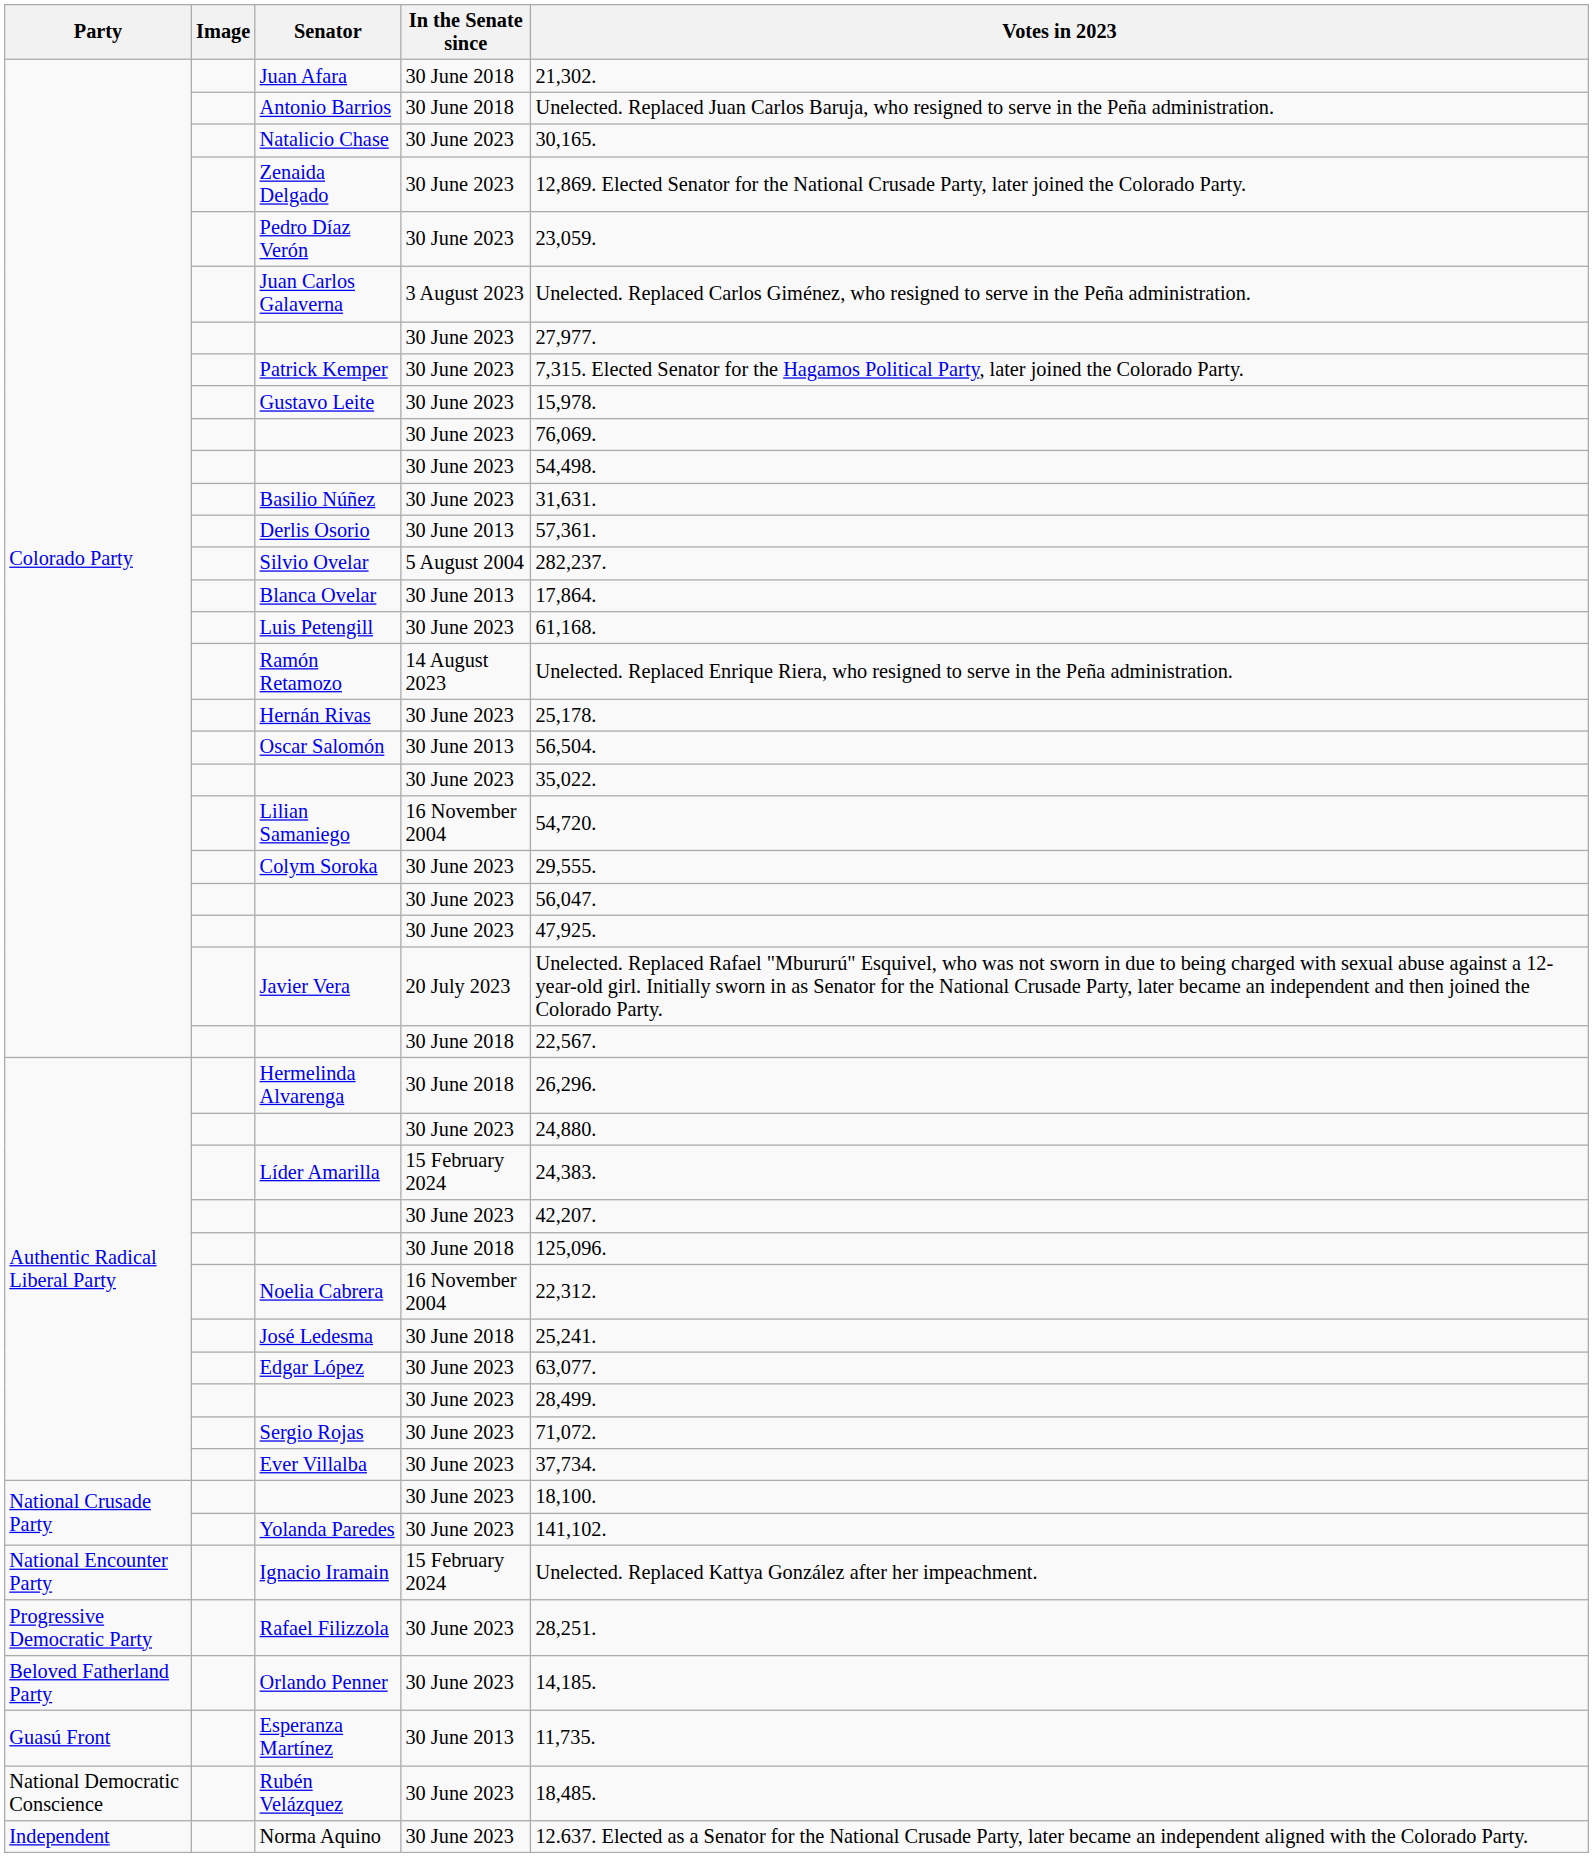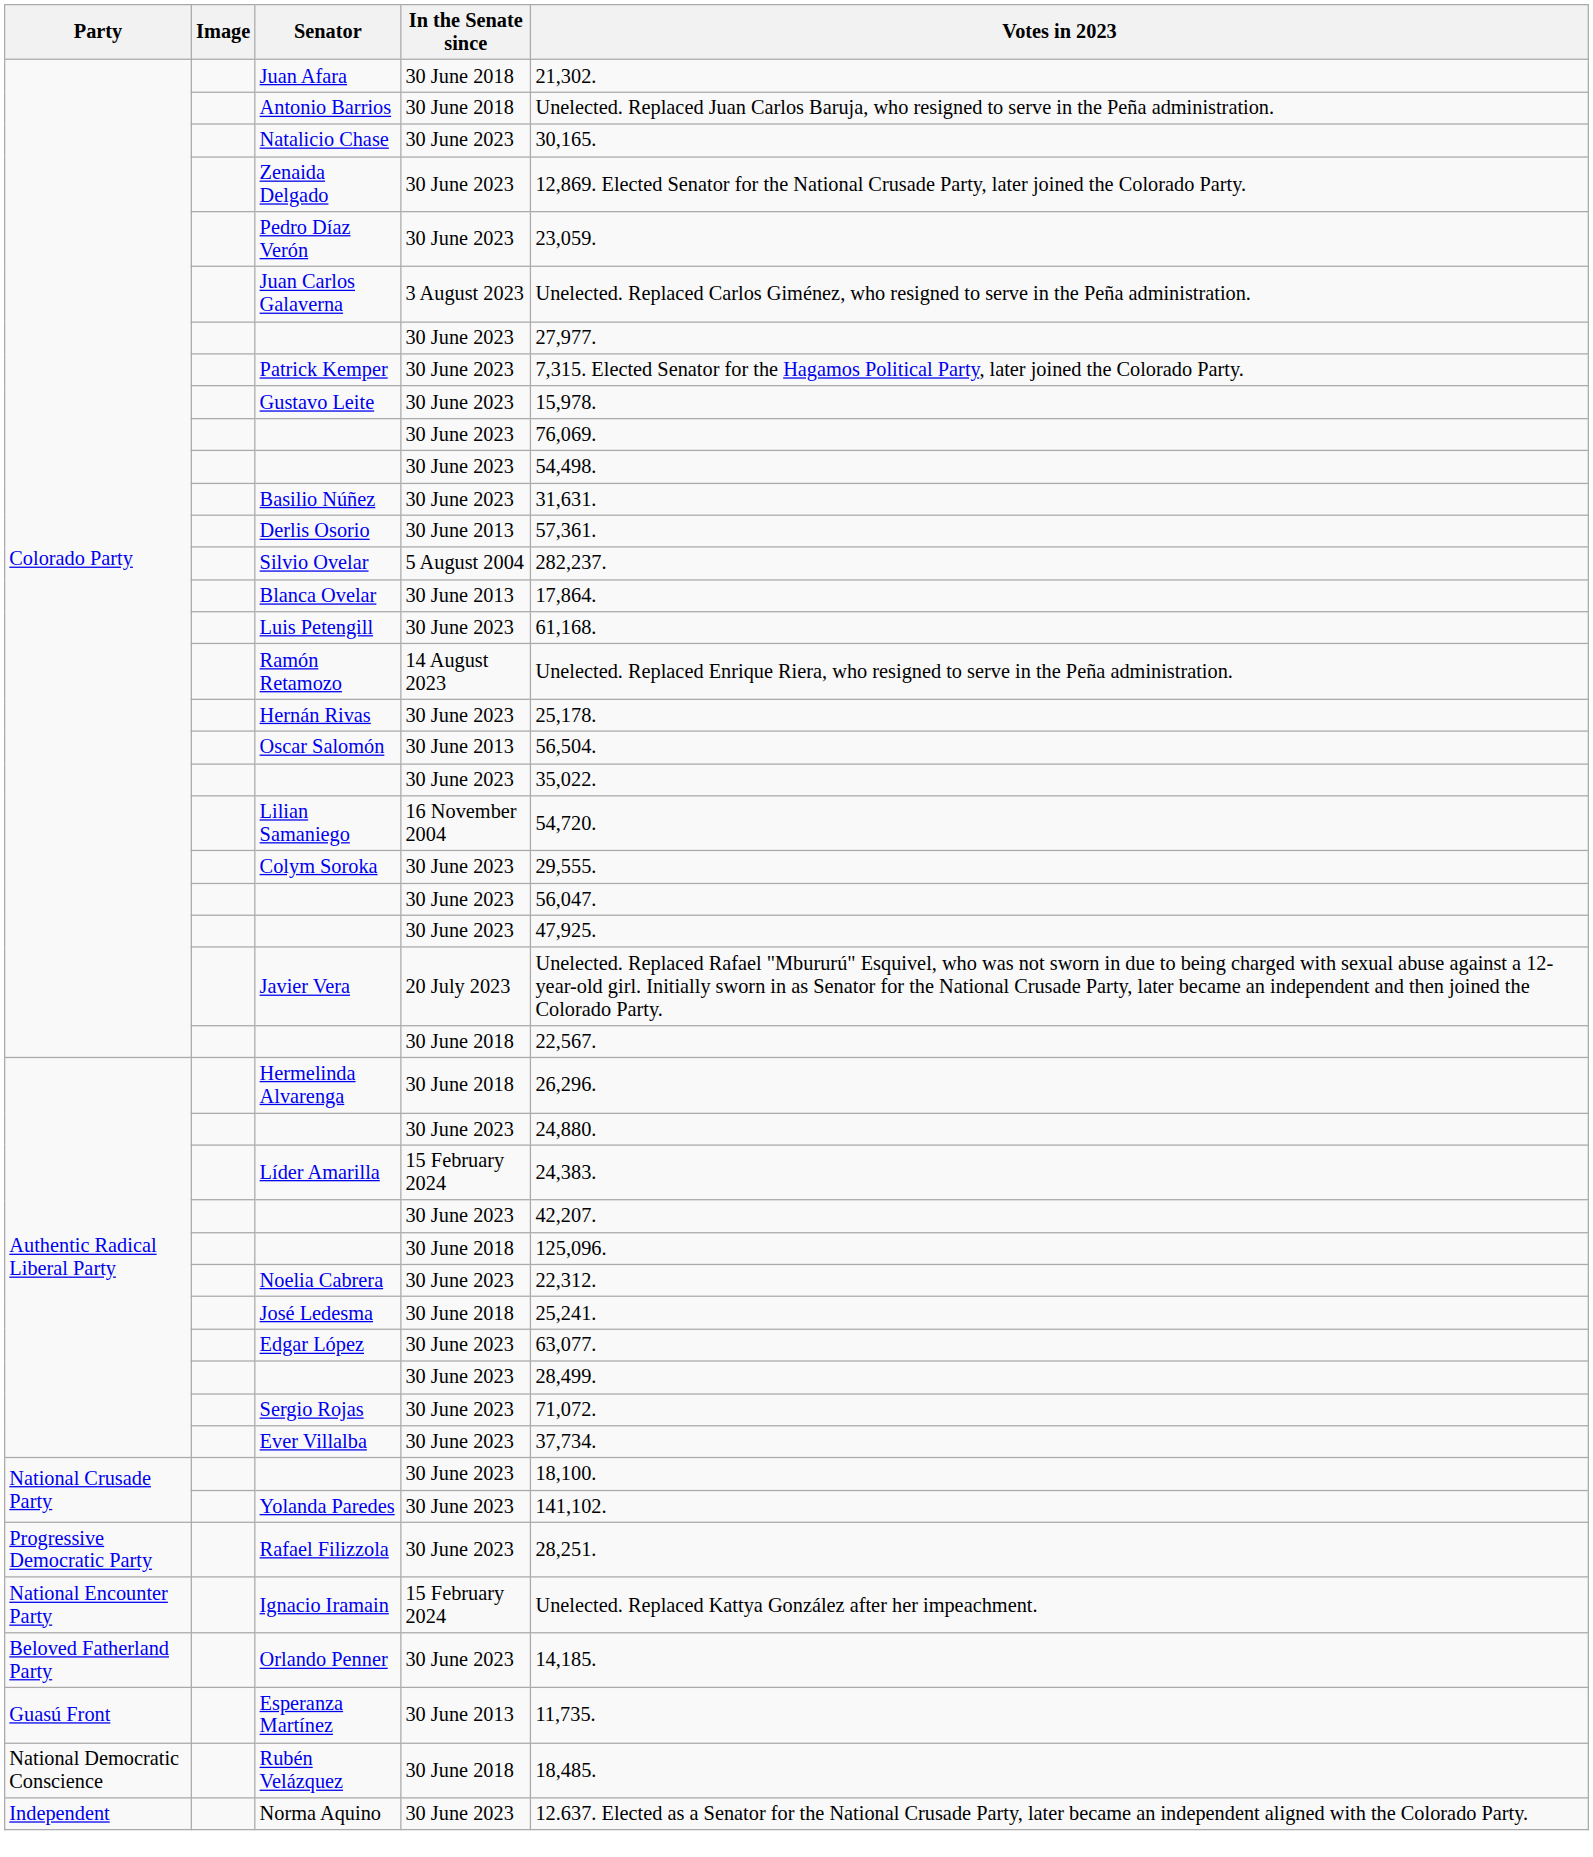(461, 1291) 16 November 2004 -> (460, 1280) 30 June 2023
rows swapped: (81, 1627) <-> (89, 1572)
(460, 1792) 30 June 2023 -> (460, 1770) 30 June 2018
